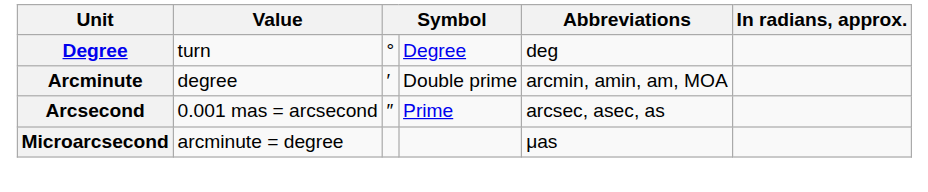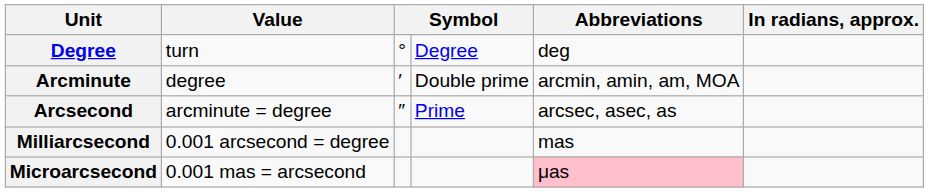(278, 111) 0.001 mas = arcsecond -> (249, 111) arcminute = degree
+ row: (83, 141)
(261, 141) arcminute = degree -> (266, 171) 0.001 mas = arcsecond
(542, 141) no background -> (554, 171) pink background
